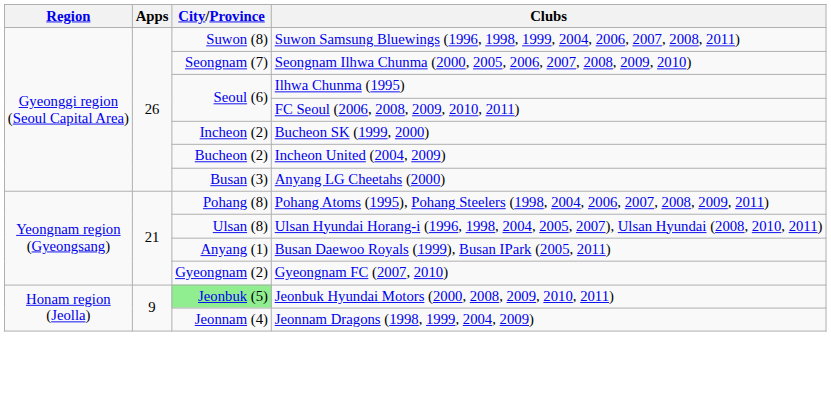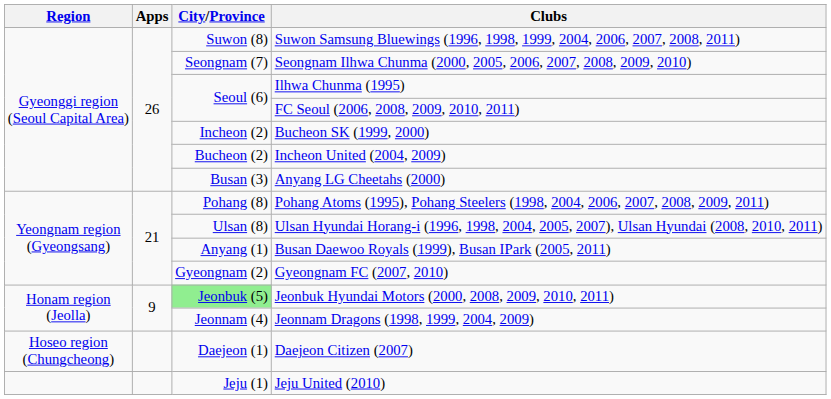+ row: (344, 351)
+ row: (330, 382)
